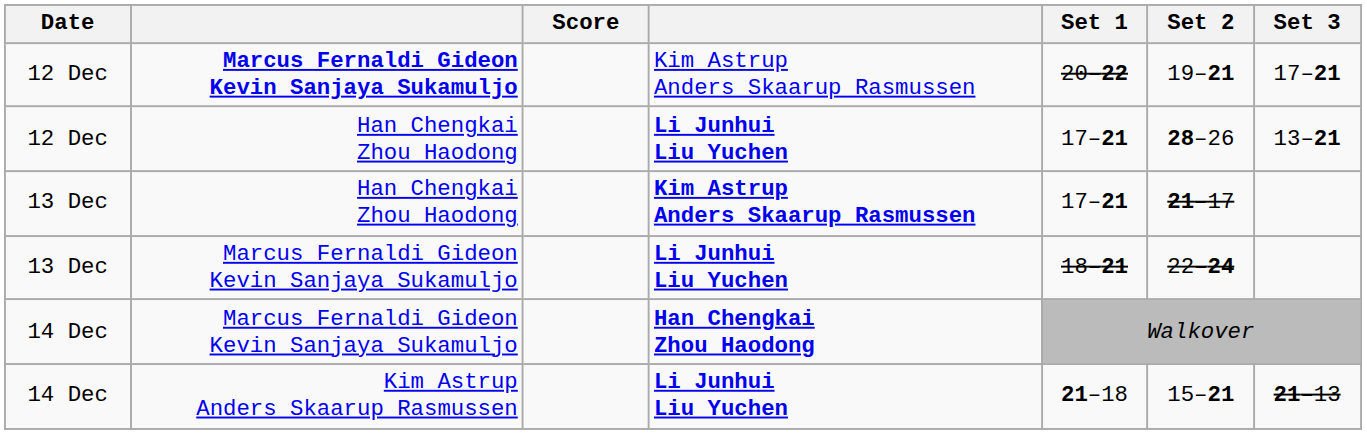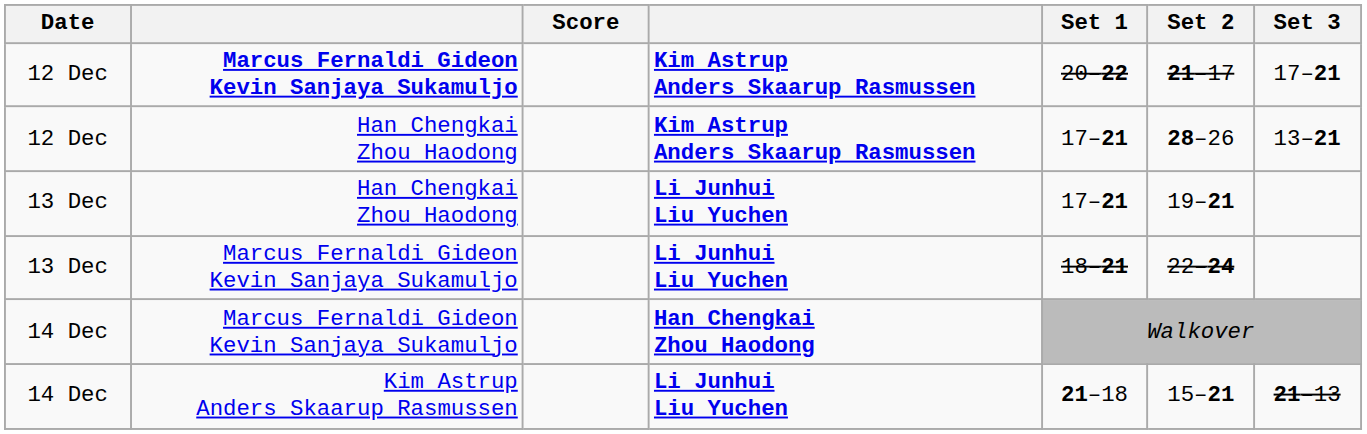(815, 74) normal -> (815, 74) bold
(1201, 74) 19–21 -> (1201, 74) 21–17
(721, 139) Li Junhui Liu Yuchen -> (815, 139) Kim Astrup Anders Skaarup Rasmussen
(815, 203) Kim Astrup Anders Skaarup Rasmussen -> (721, 203) Li Junhui Liu Yuchen
(1201, 203) 21–17 -> (1201, 203) 19–21
